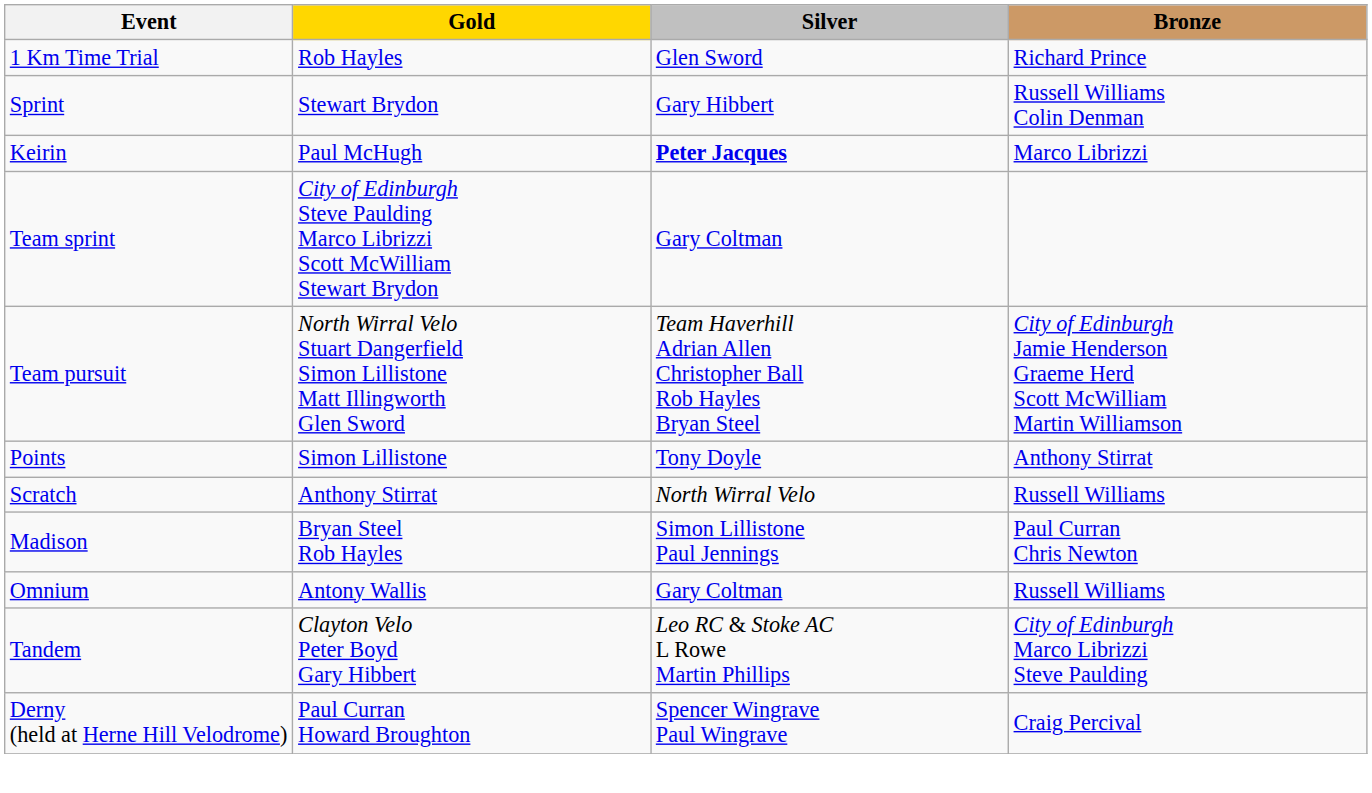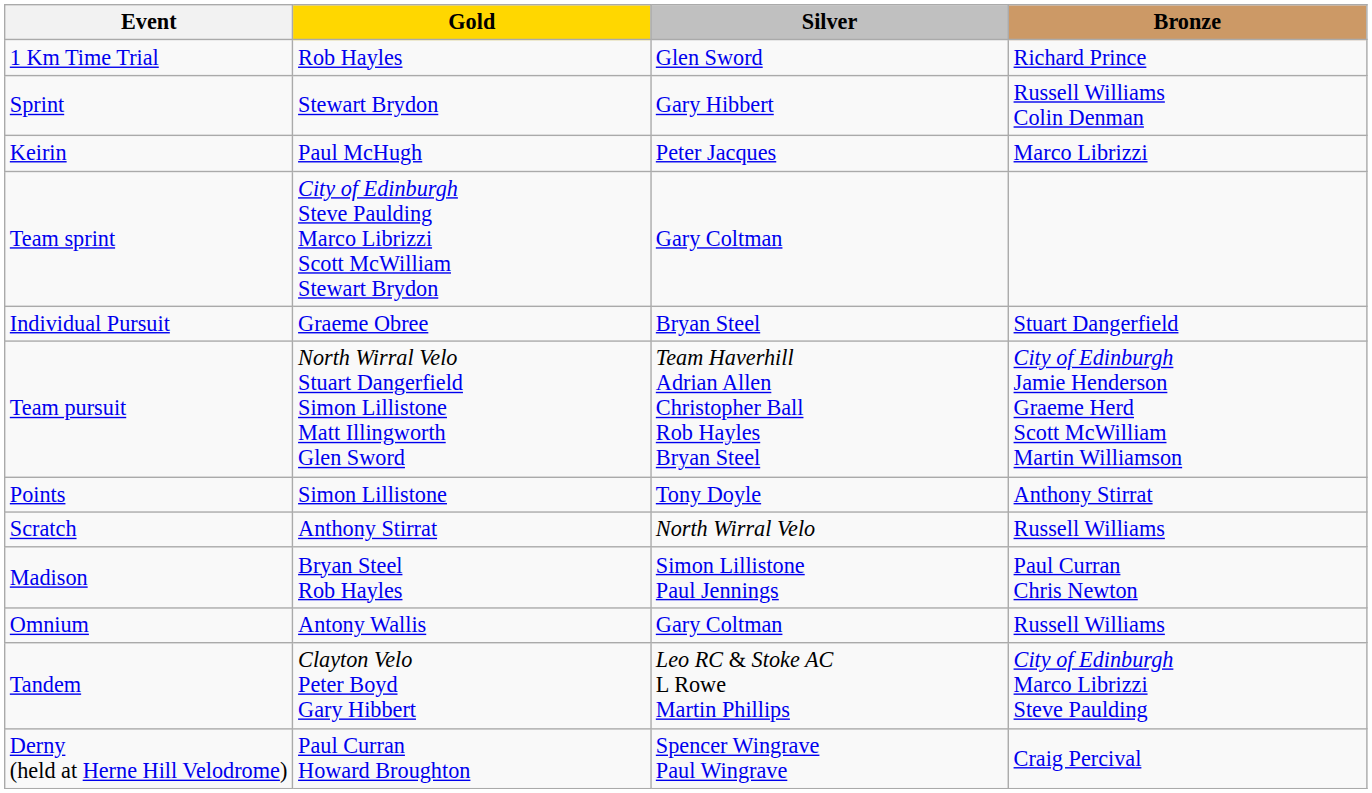(721, 152) bold -> (716, 152) normal
+ row: (90, 323)
